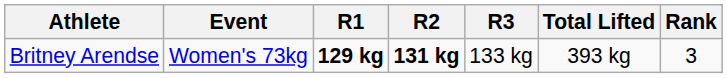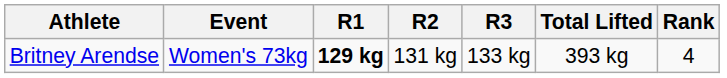(426, 55) bold -> (425, 55) normal
(691, 55) 3 -> (689, 55) 4
